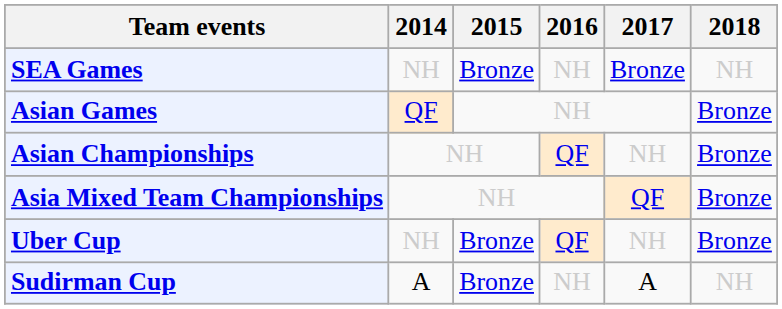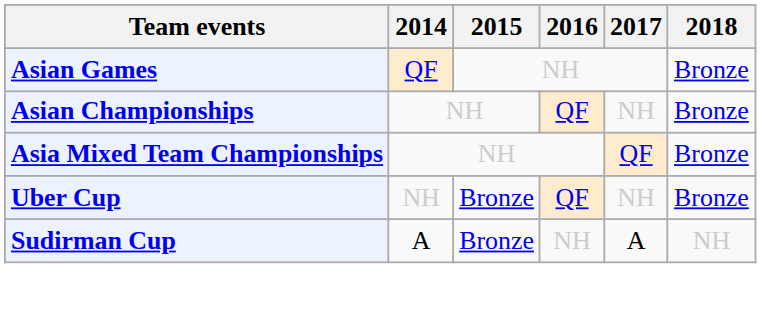- row: (77, 69)
